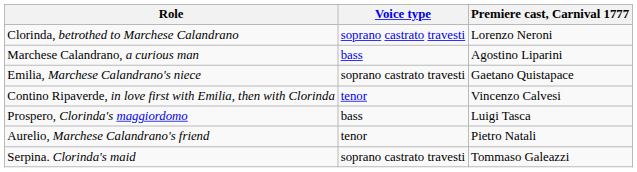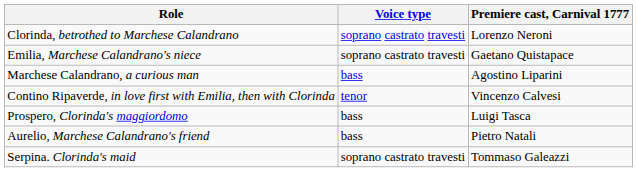rows swapped: (103, 55) <-> (104, 75)
(354, 136) tenor -> (352, 136) bass
